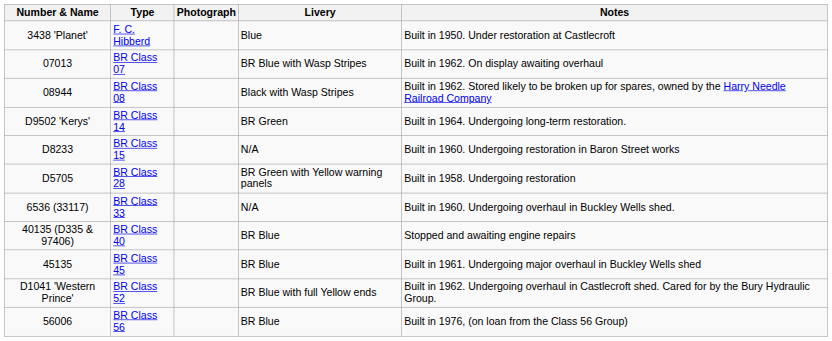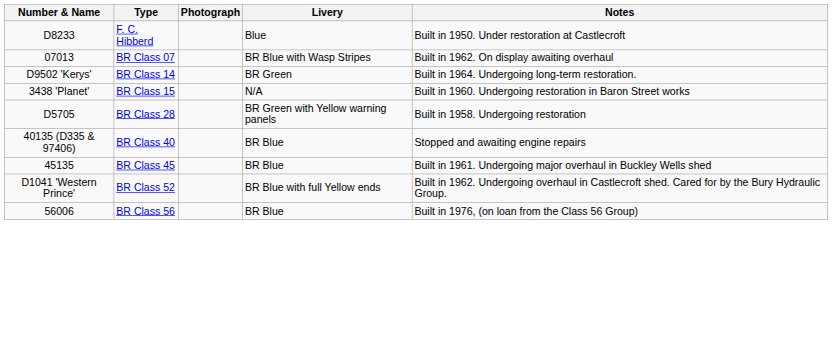(58, 35) 3438 'Planet' -> (59, 35) D8233
- row: (135, 92)
(58, 150) D8233 -> (59, 91) 3438 'Planet'
- row: (135, 207)
